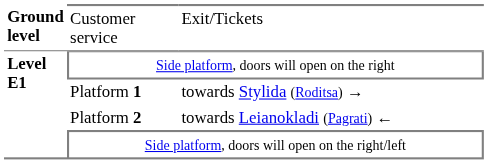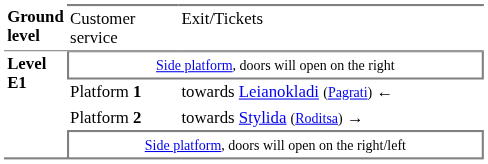(273, 92) towards Stylida (Roditsa) → -> (287, 92) towards Leianokladi (Pagrati) ←
(287, 117) towards Leianokladi (Pagrati) ← -> (273, 117) towards Stylida (Roditsa) →
